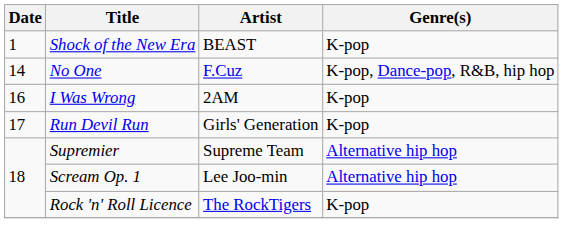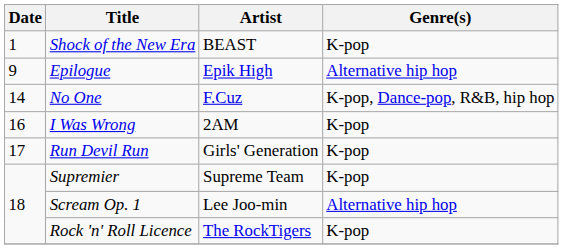+ row: (80, 71)
(392, 151) Alternative hip hop -> (348, 177) K-pop
